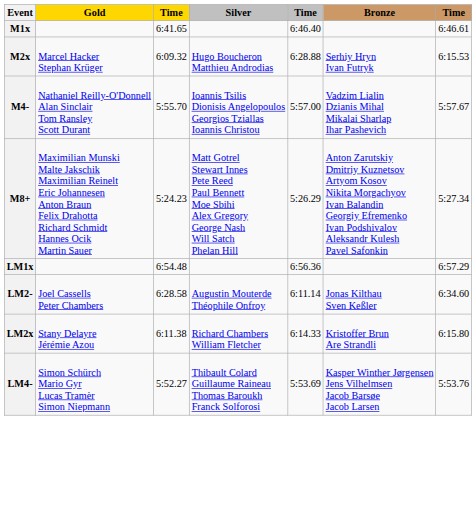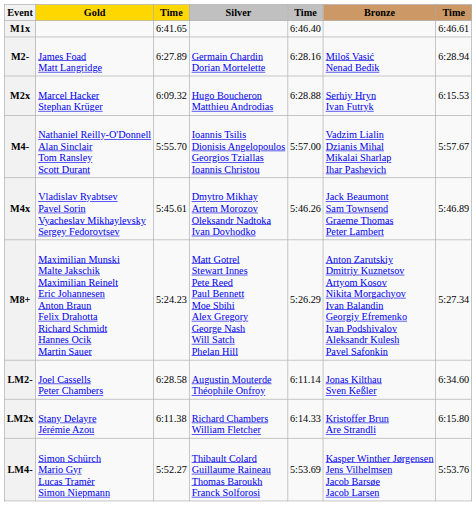+ row: (20, 56)
+ row: (20, 209)
- row: (20, 266)
